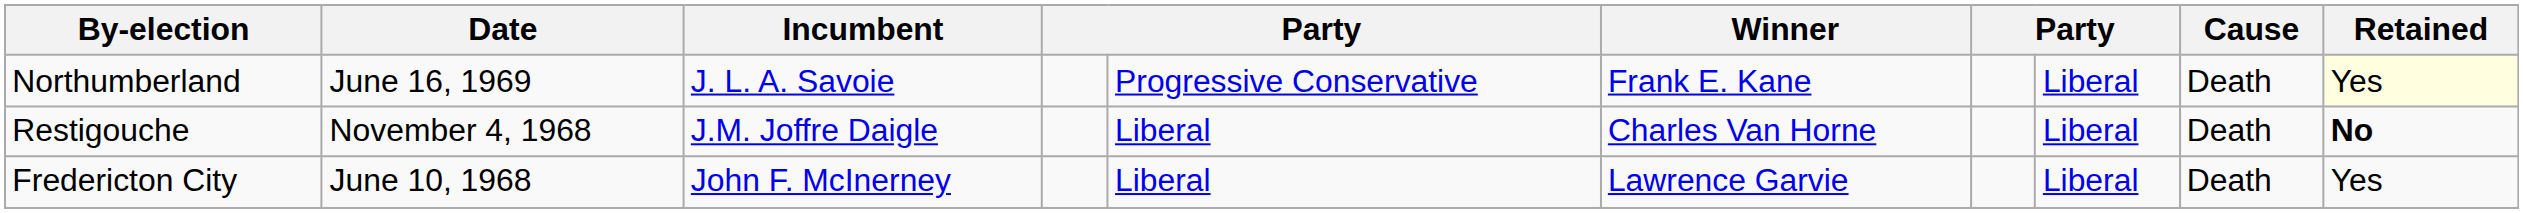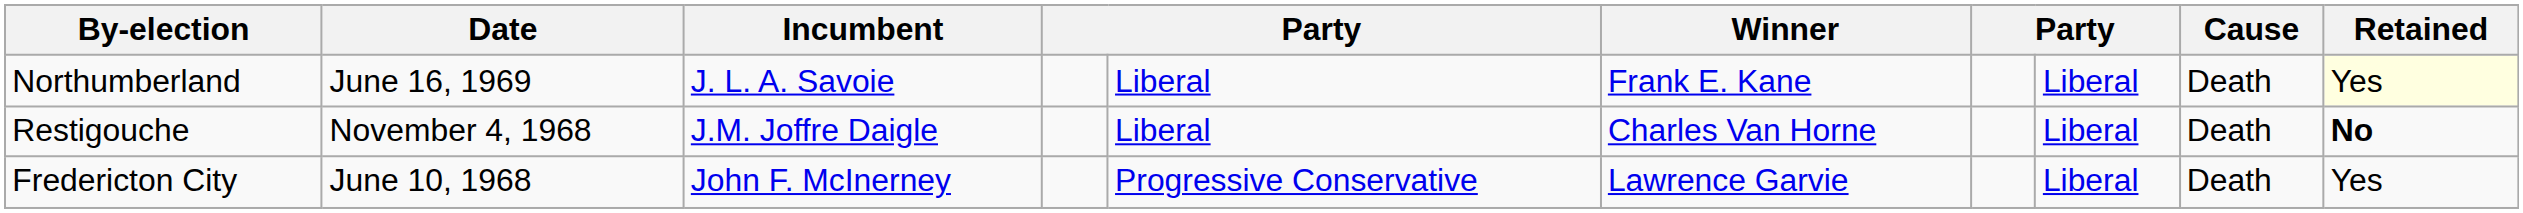(1296, 80) Progressive Conservative -> (1163, 80) Liberal
(1163, 181) Liberal -> (1296, 181) Progressive Conservative
